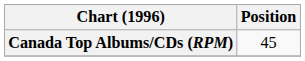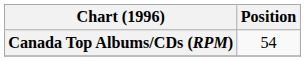(268, 42) 45 -> (268, 42) 54
